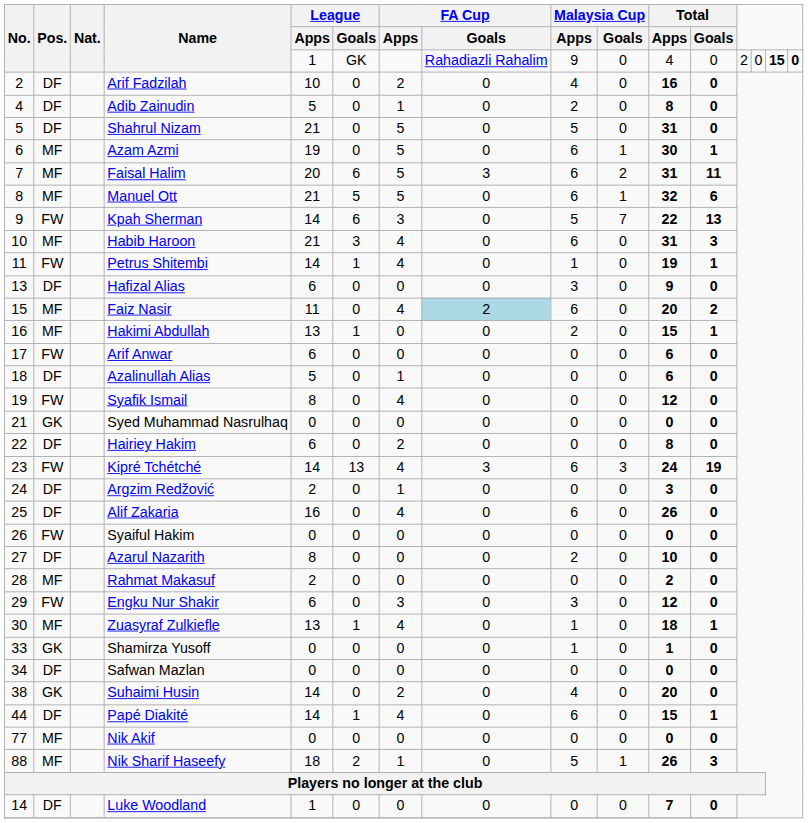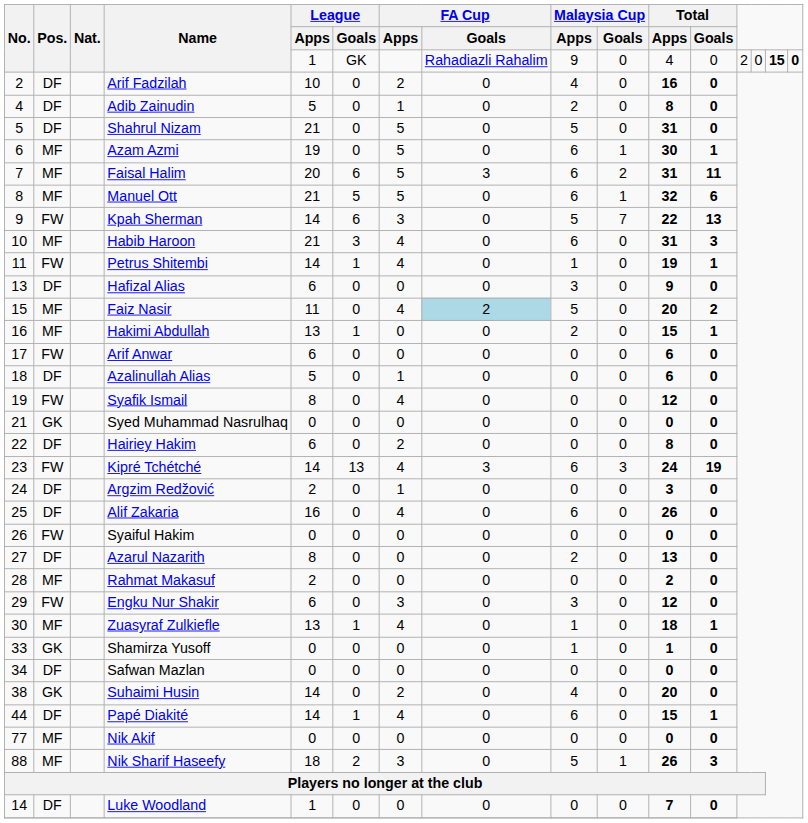(574, 309) 6 -> (574, 309) 5
(669, 557) 10 -> (669, 557) 13
(400, 761) 1 -> (400, 761) 3
